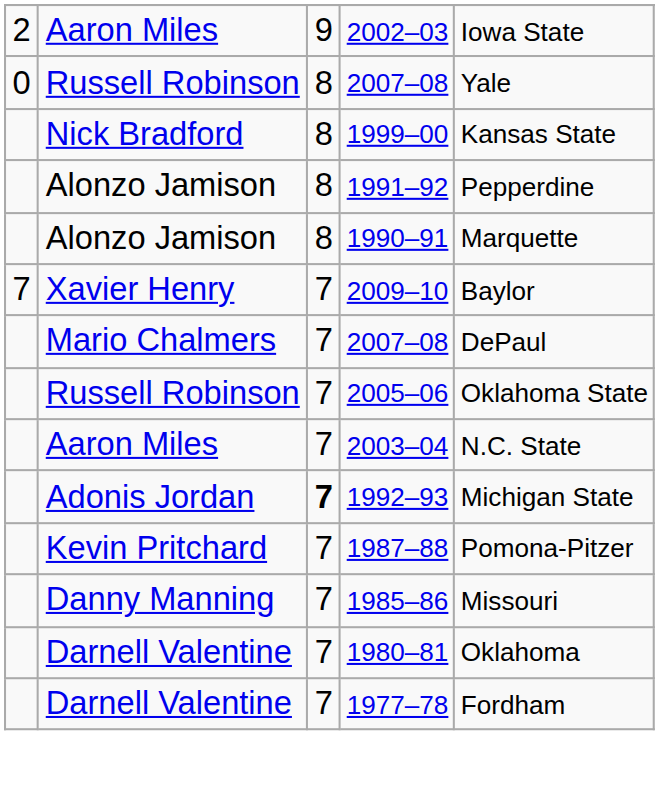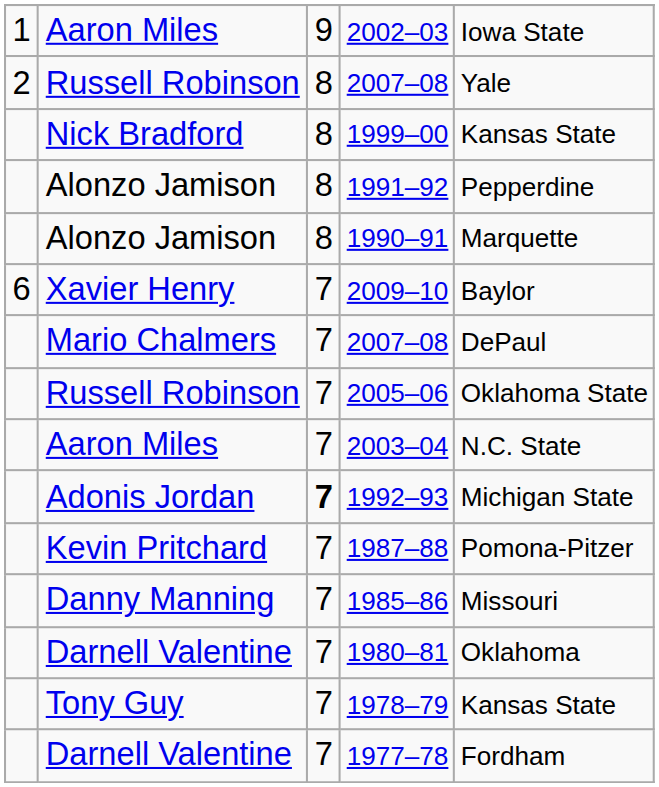(22, 30) 2 -> (22, 30) 1
(22, 82) 0 -> (22, 82) 2
(22, 289) 7 -> (22, 289) 6
+ row: (115, 703)
